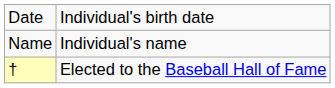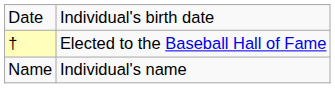rows swapped: (30, 43) <-> (13, 69)
